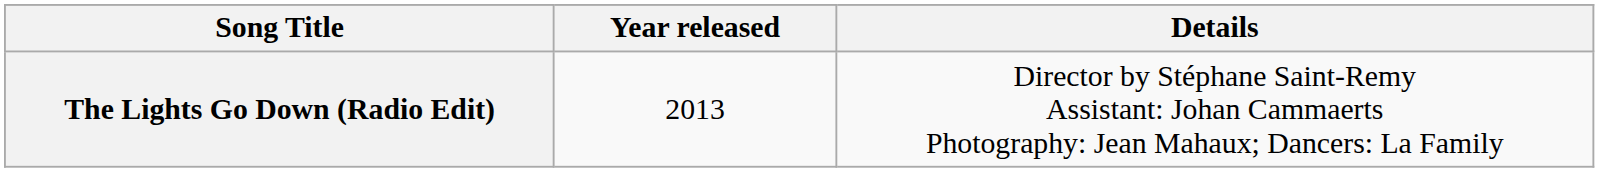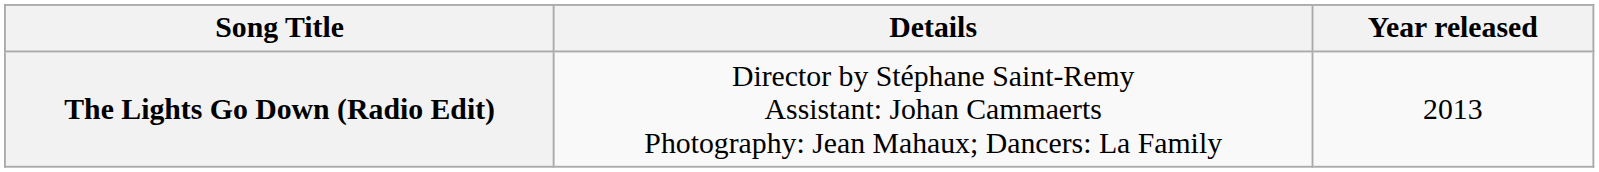columns swapped: (1215, 28) <-> (695, 28)
